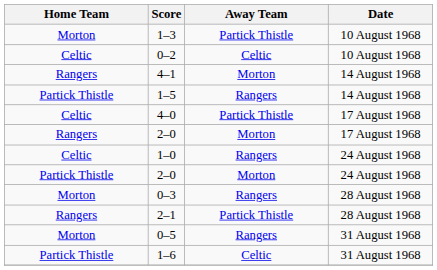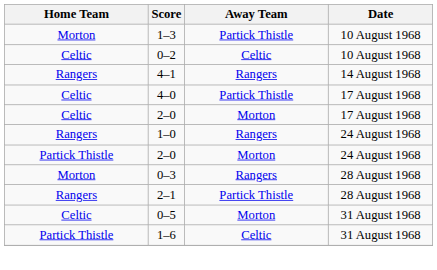(256, 74) Morton -> (256, 74) Rangers
- row: (166, 94)
(76, 134) Rangers -> (76, 114) Celtic
(76, 154) Celtic -> (76, 134) Rangers
(76, 235) Morton -> (76, 214) Celtic
(256, 235) Rangers -> (256, 214) Morton
